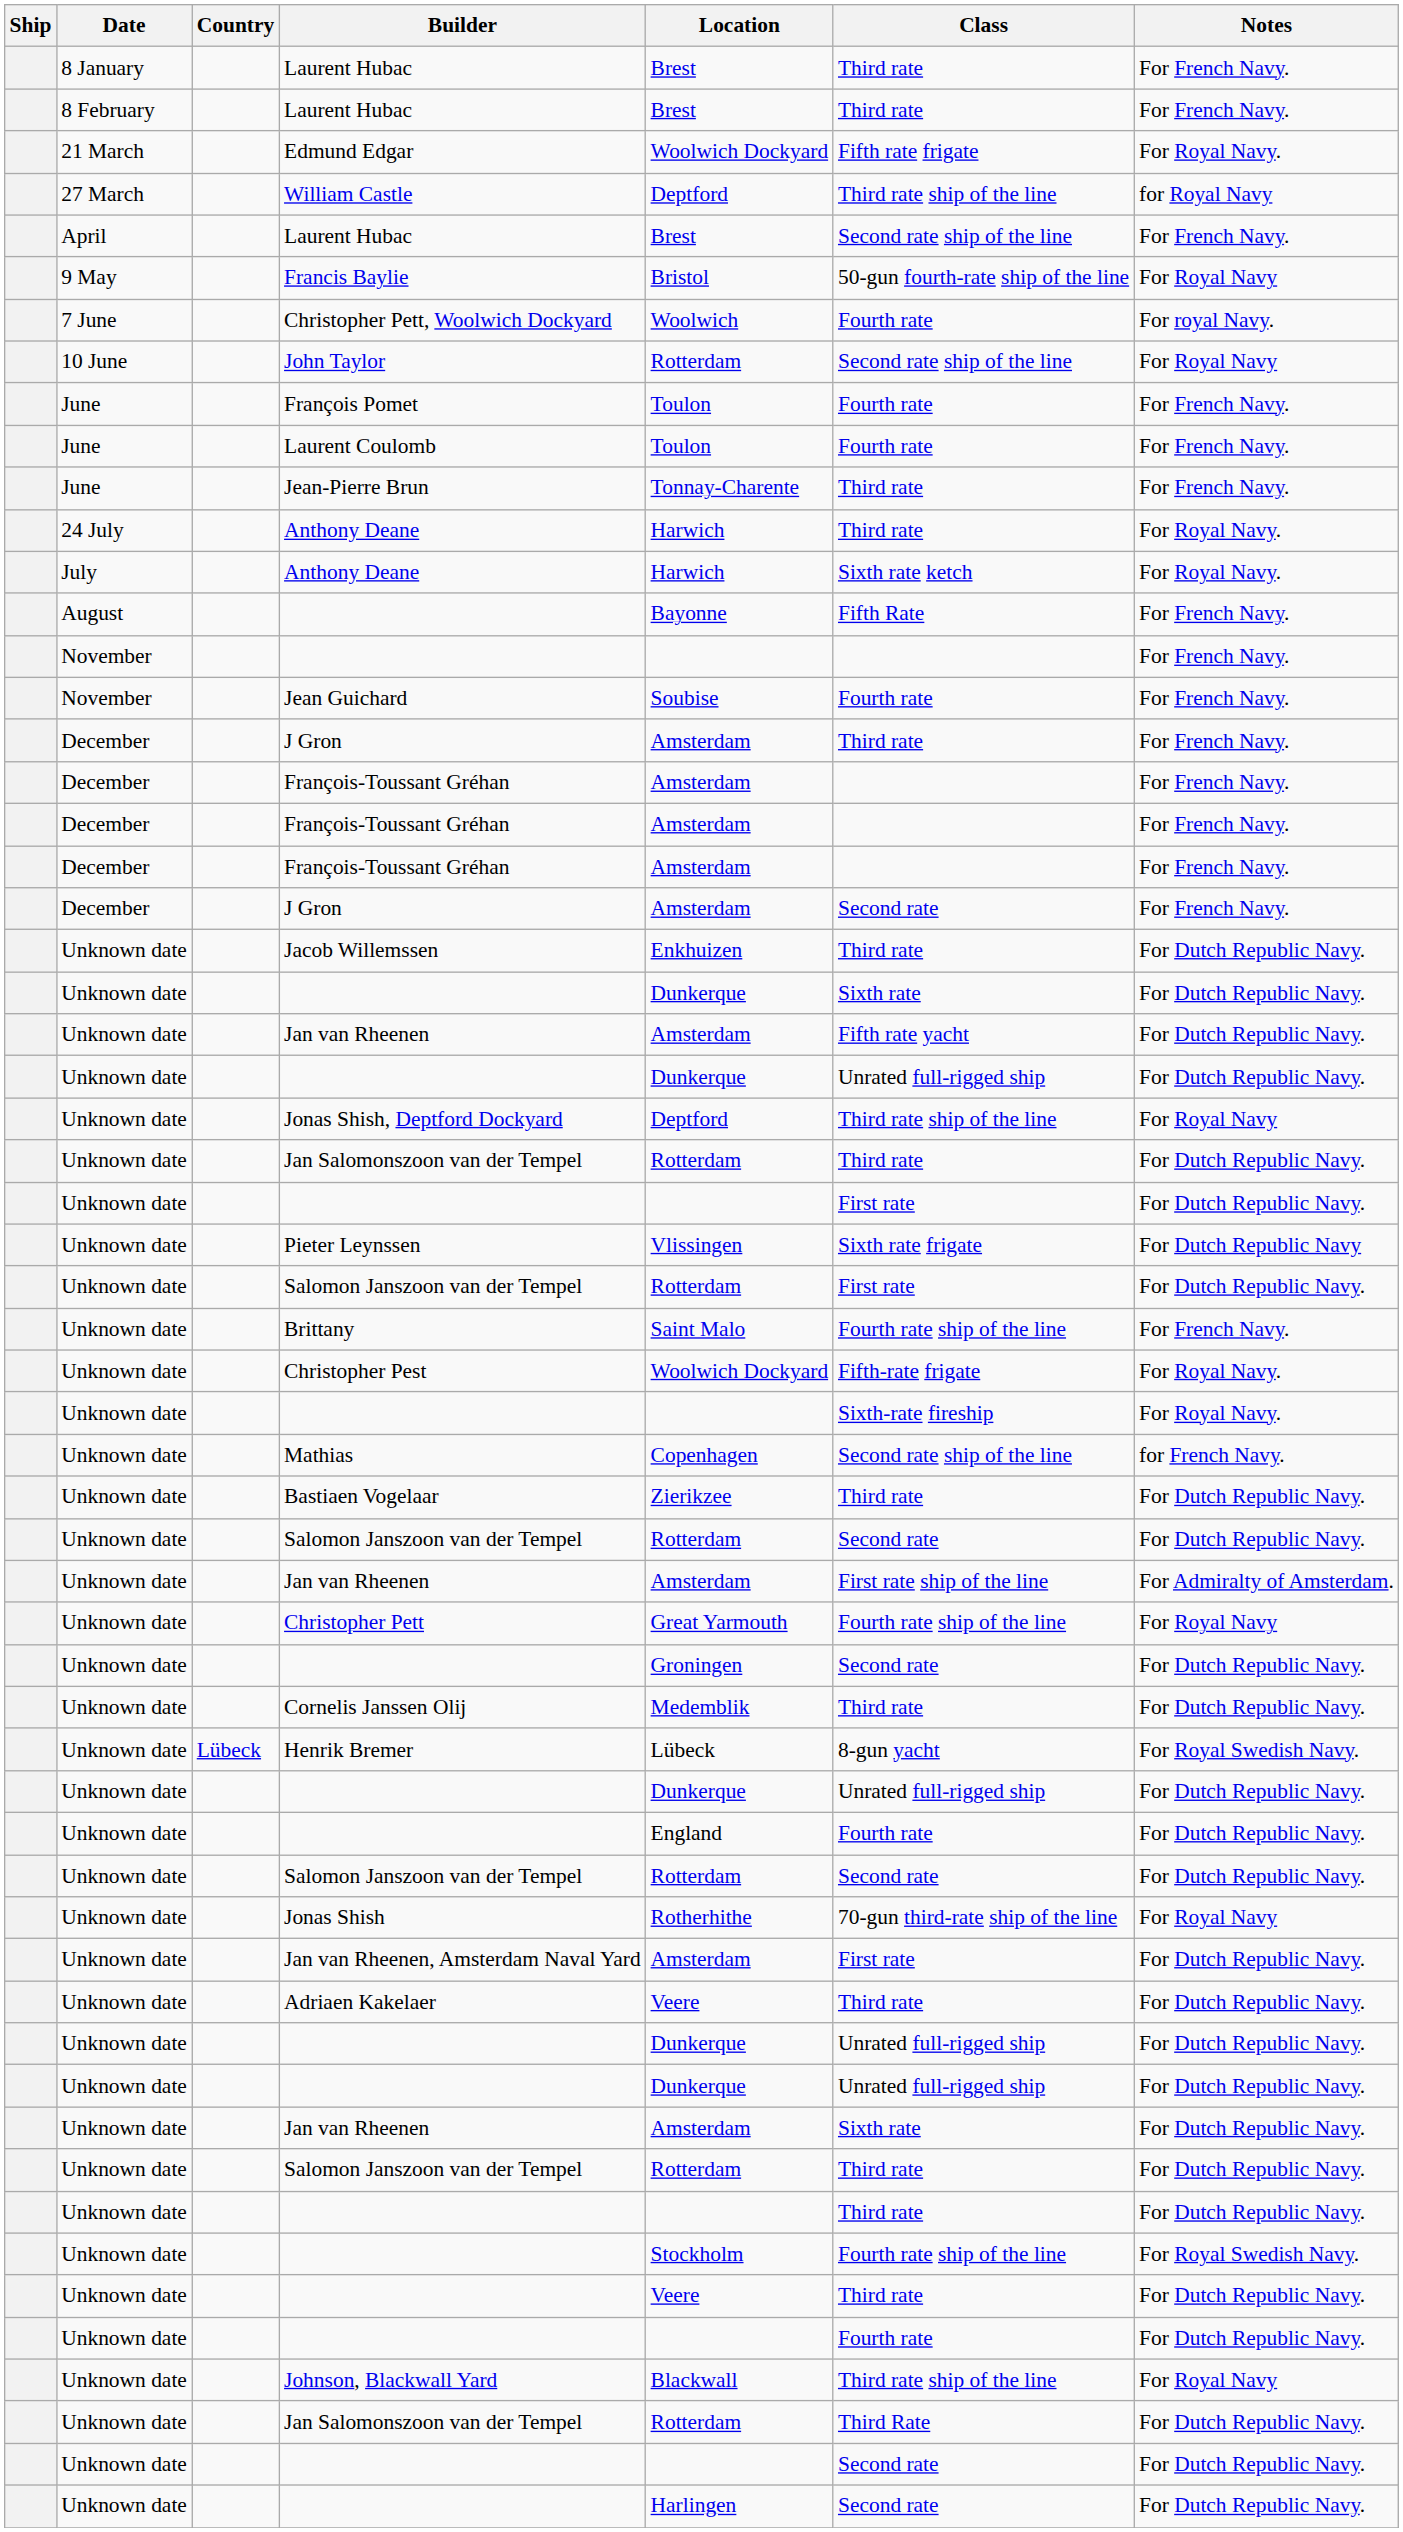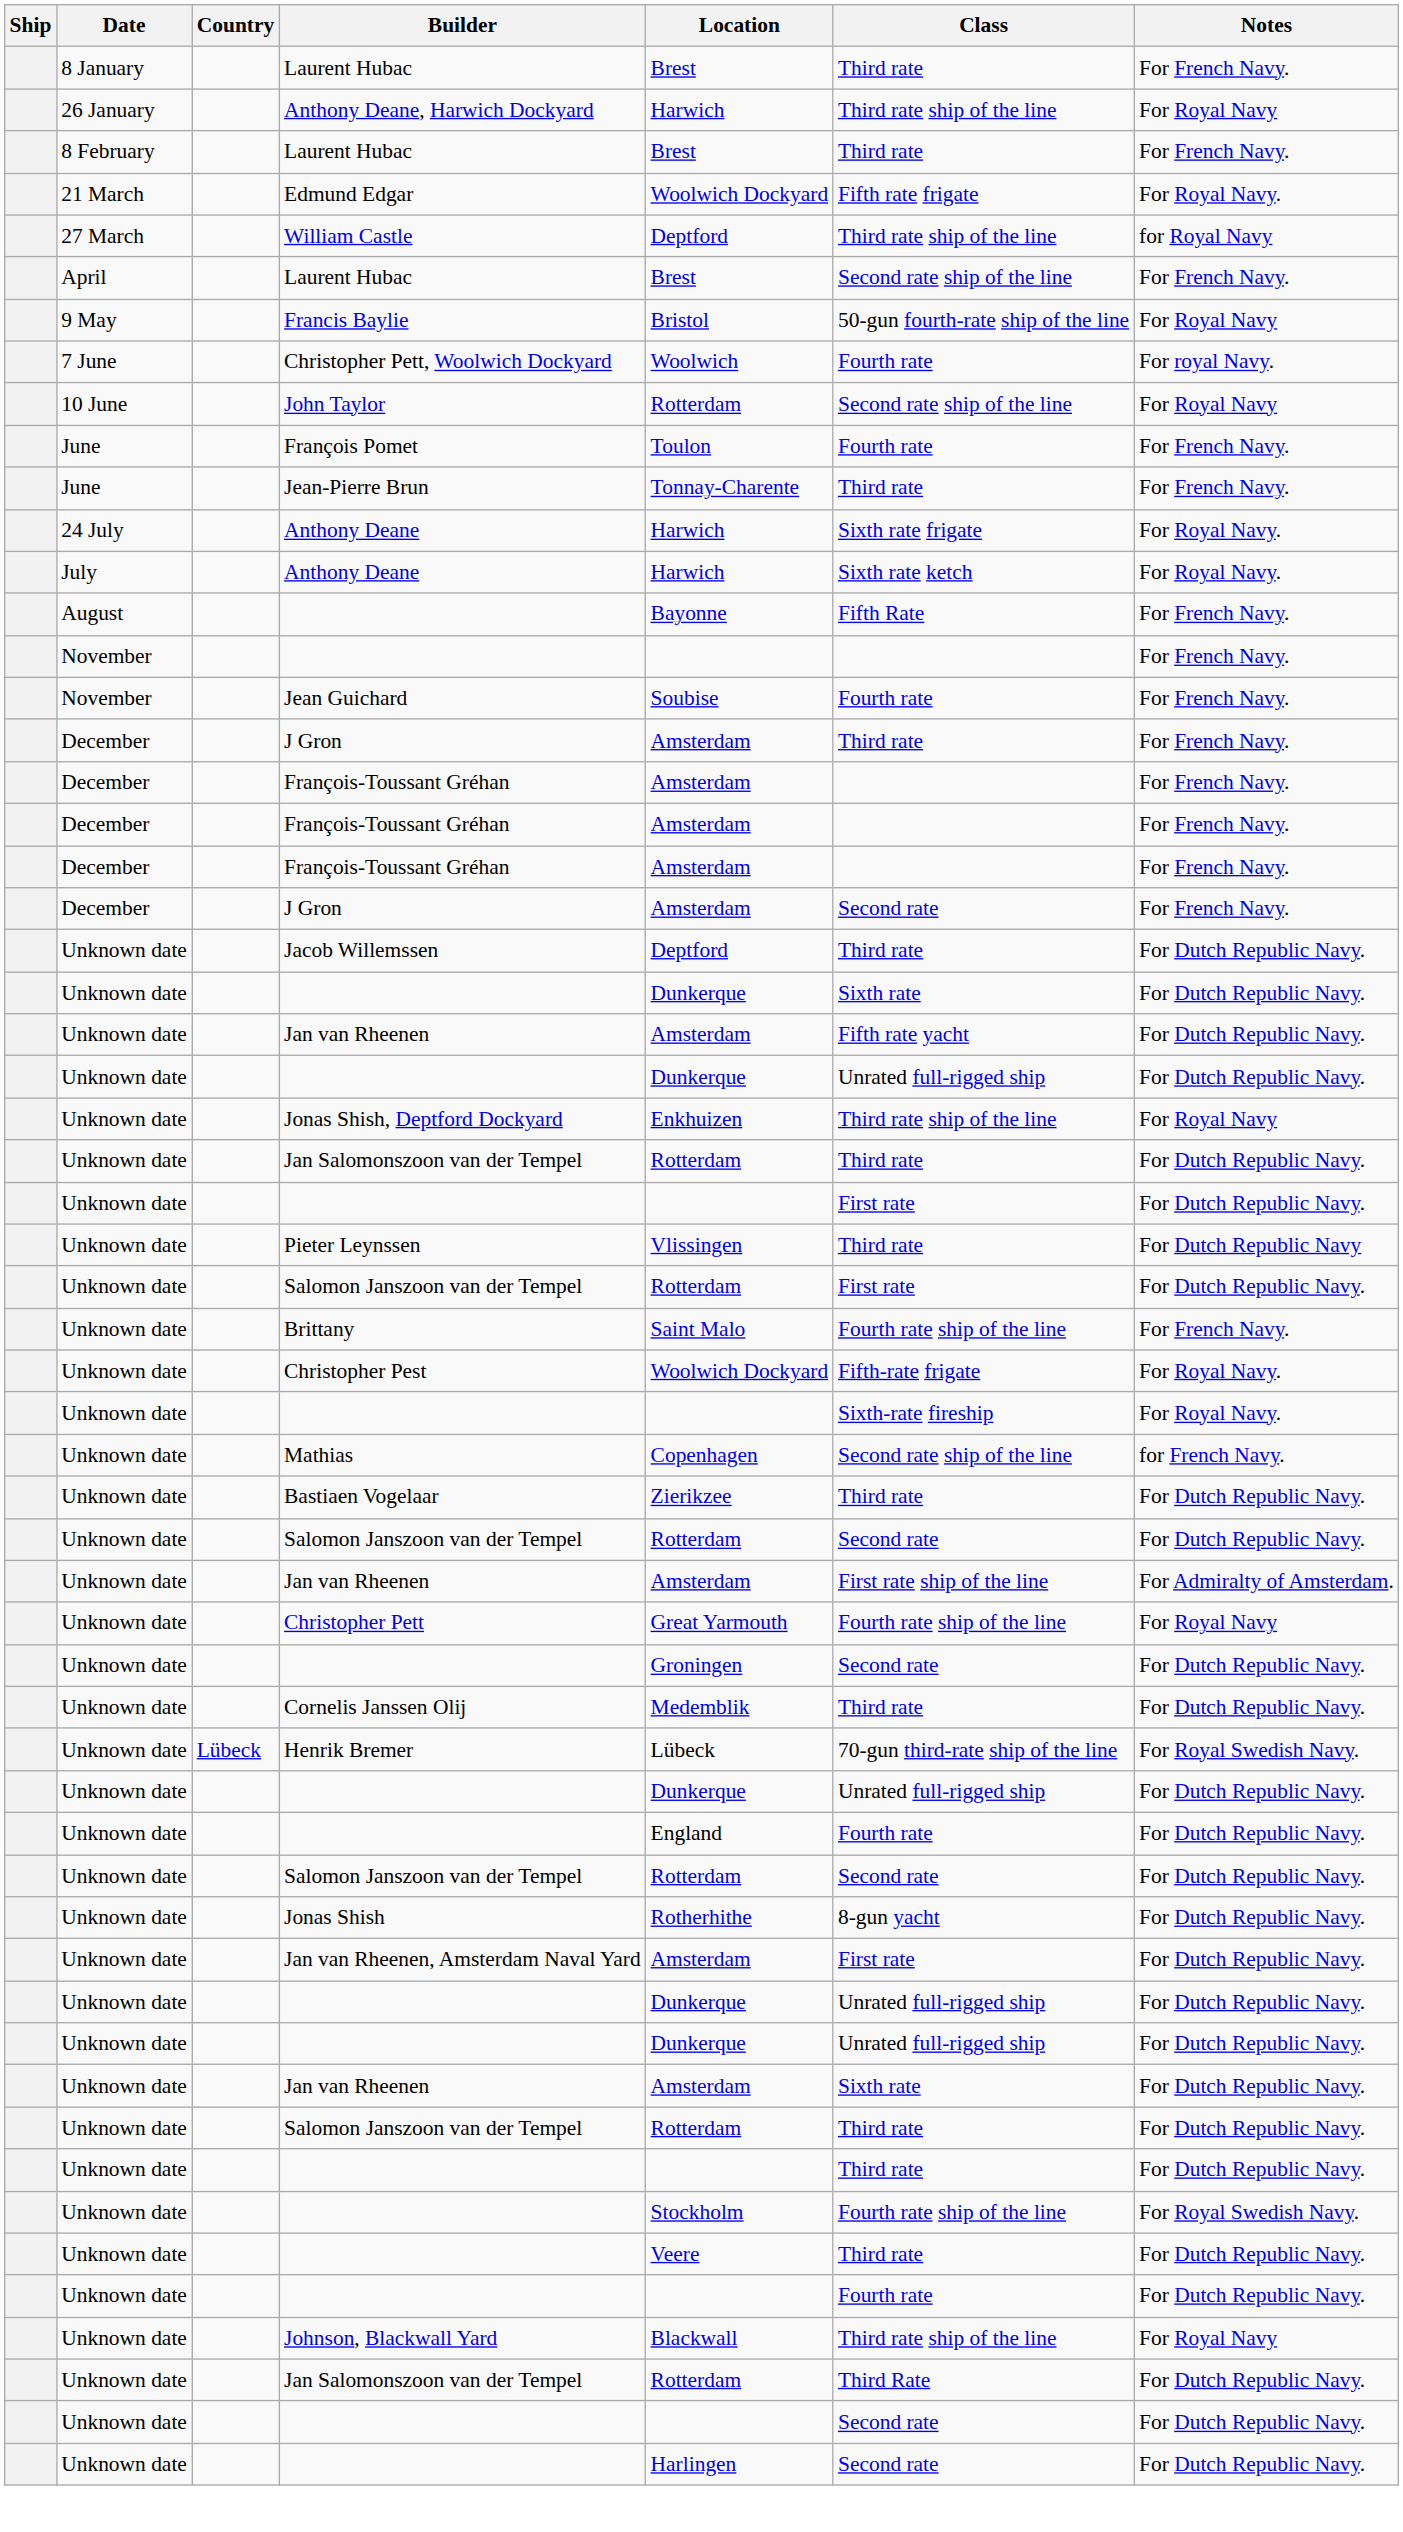+ row: (108, 109)
- row: (81, 445)
(881, 530) Third rate -> (910, 530) Sixth rate frigate
(696, 950) Enkhuizen -> (689, 950) Deptford
(689, 1118) Deptford -> (696, 1118) Enkhuizen
(910, 1244) Sixth rate frigate -> (881, 1244) Third rate
(889, 1749) 8-gun yacht -> (978, 1749) 70-gun third-rate ship of the line
(978, 1917) 70-gun third-rate ship of the line -> (889, 1917) 8-gun yacht
(1208, 1917) For Royal Navy -> (1252, 1917) For Dutch Republic Navy.
- row: (124, 2001)
